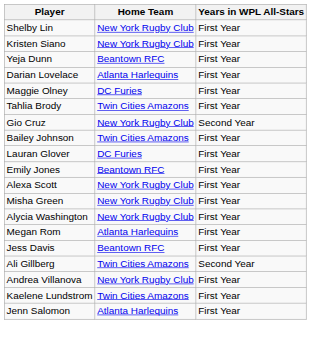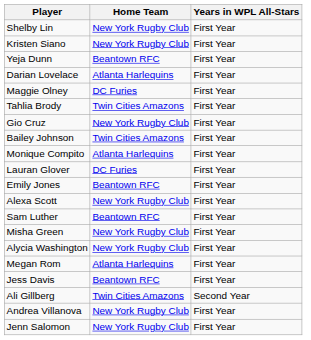(226, 122) Second Year -> (214, 122) First Year
+ row: (45, 153)
+ row: (32, 216)
- row: (50, 295)
(138, 311) Atlanta Harlequins -> (141, 327) New York Rugby Club
